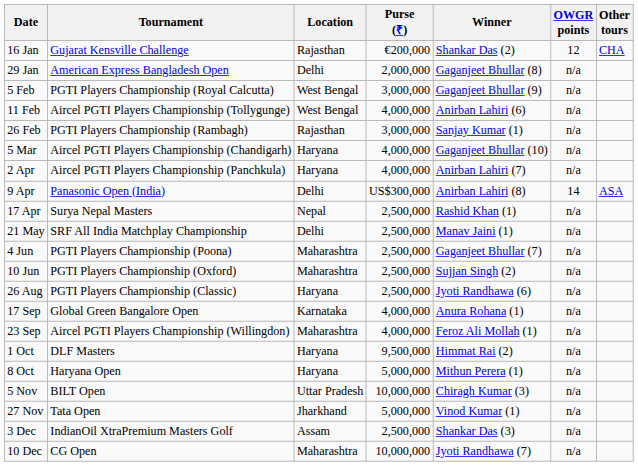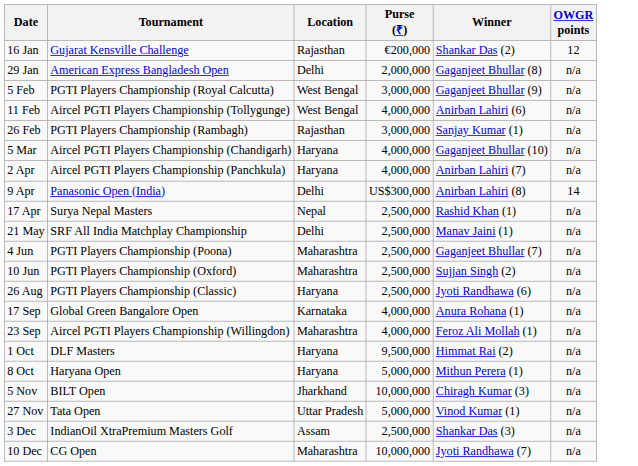- column: (614, 22)
(330, 391) Uttar Pradesh -> (322, 391) Jharkhand
(322, 411) Jharkhand -> (330, 411) Uttar Pradesh
